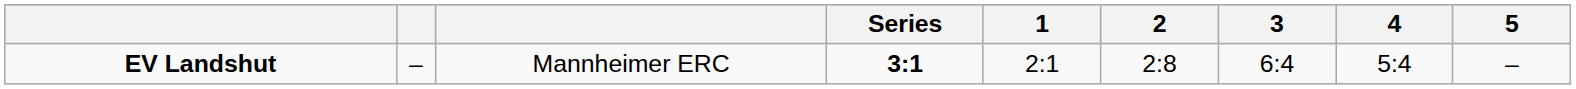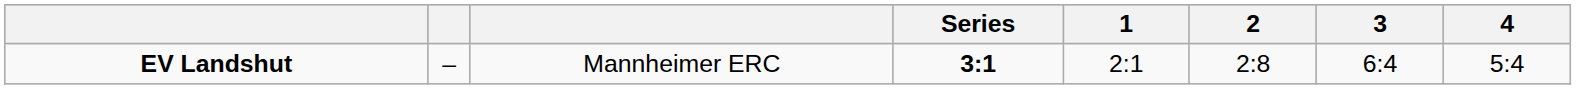- column: (1512, 24)
